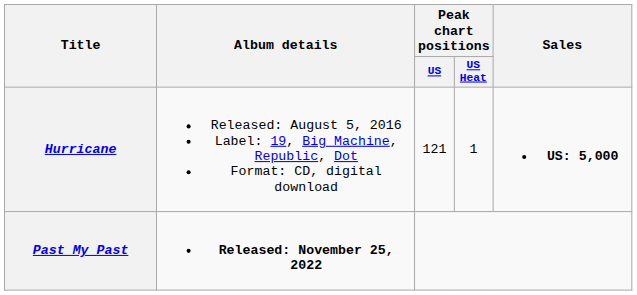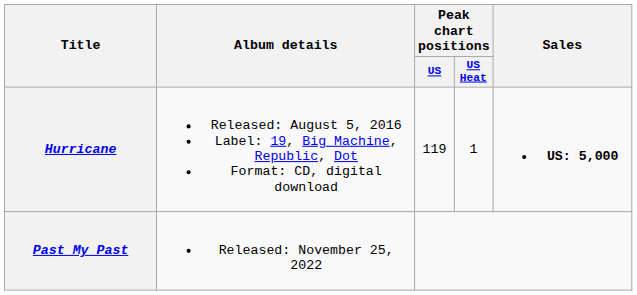(434, 149) 121 -> (434, 149) 119
(286, 258) bold -> (286, 258) normal
